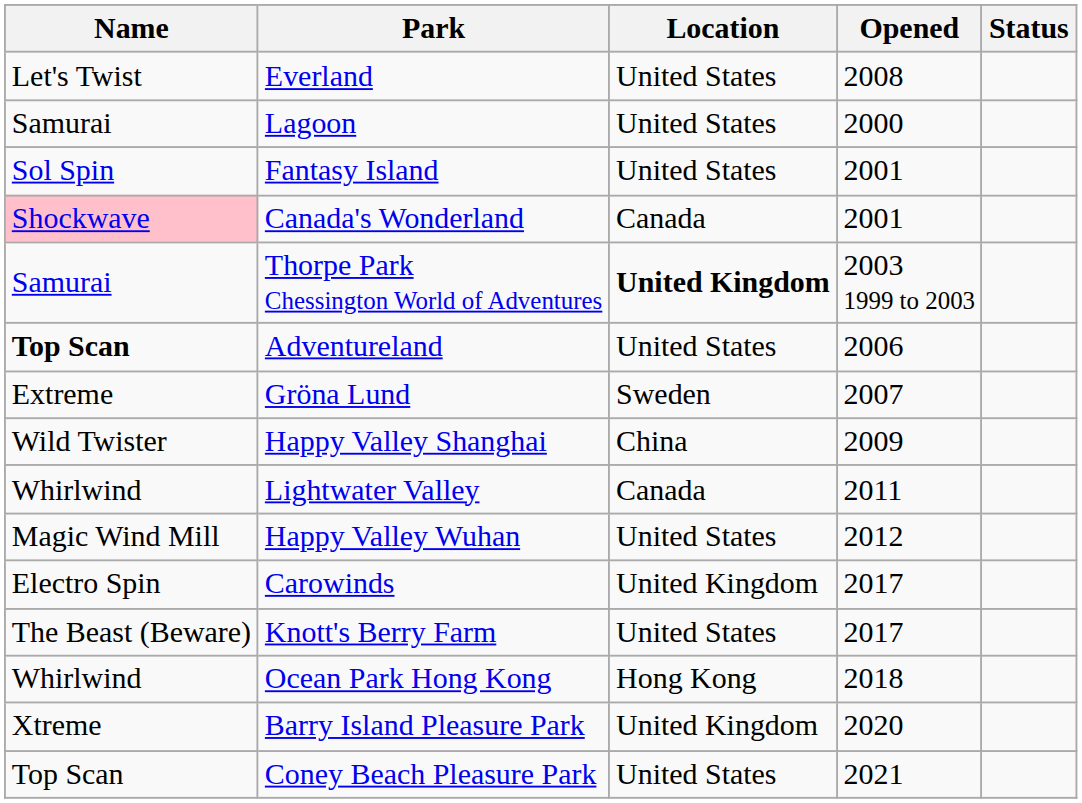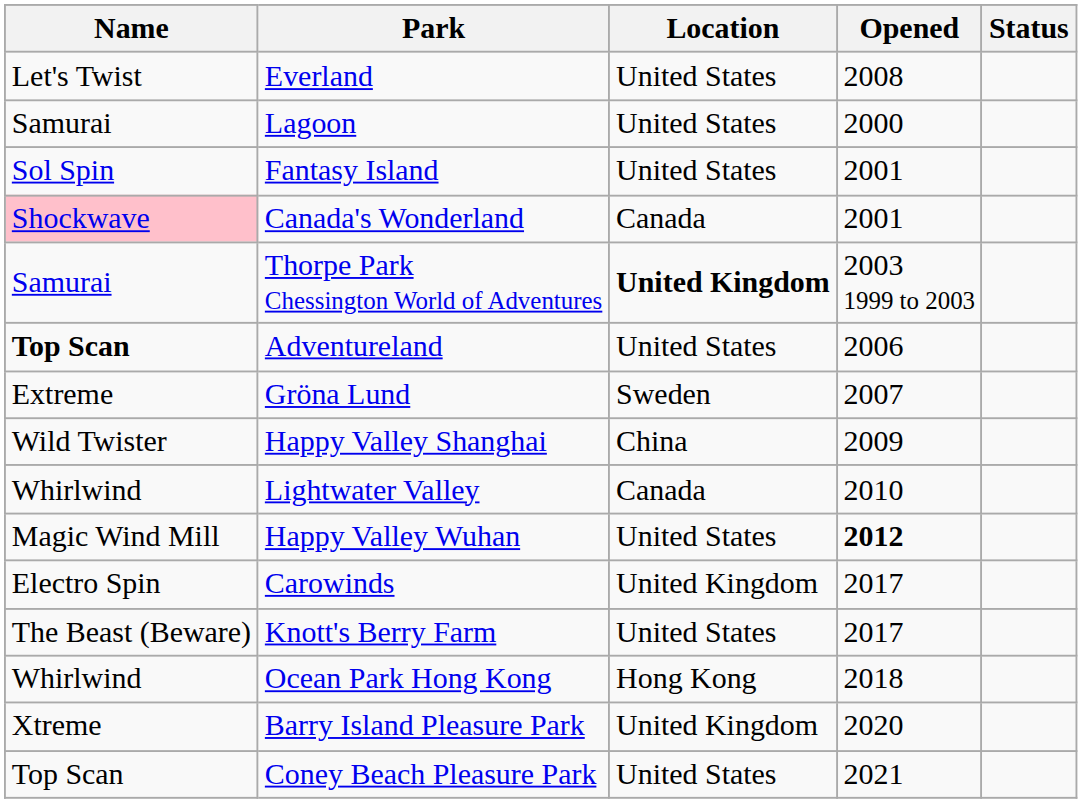(873, 488) 2011 -> (873, 488) 2010
(873, 536) normal -> (873, 536) bold
